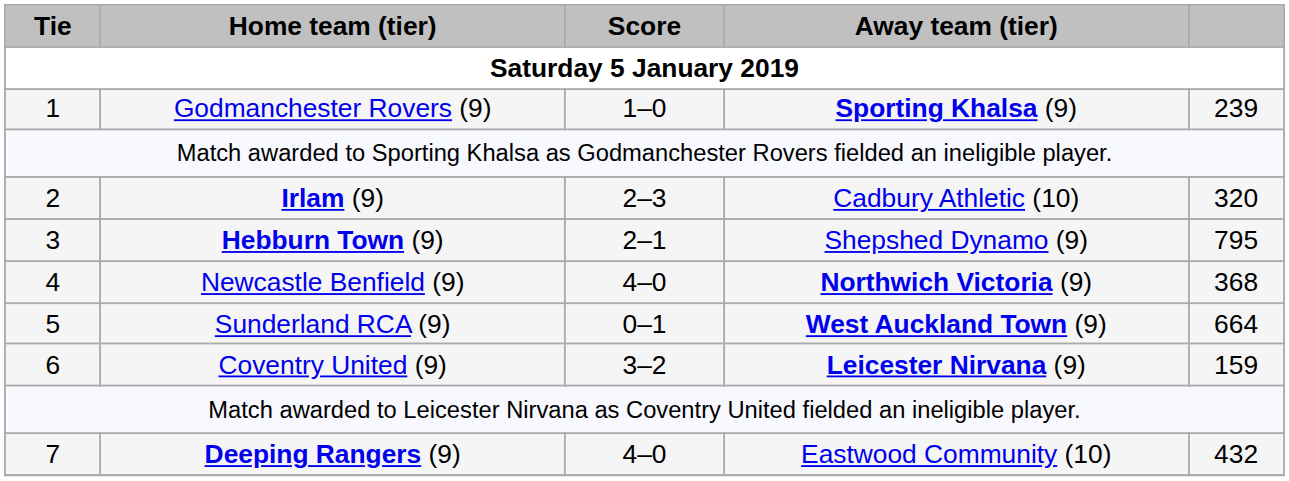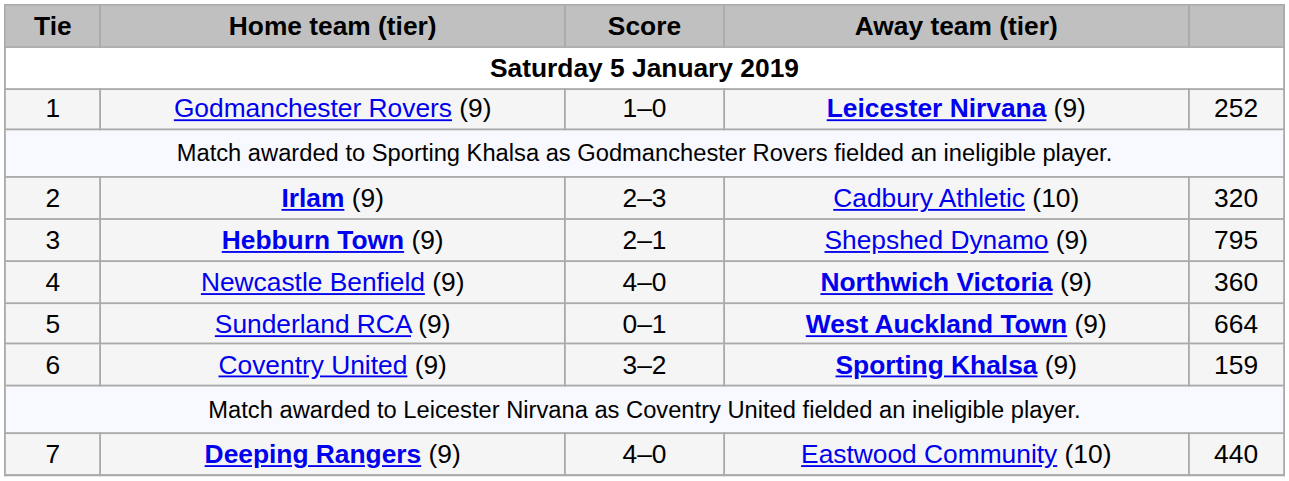(956, 109) Sporting Khalsa (9) -> (956, 109) Leicester Nirvana (9)
(1236, 109) 239 -> (1236, 109) 252
(1236, 282) 368 -> (1236, 282) 360
(956, 365) Leicester Nirvana (9) -> (956, 365) Sporting Khalsa (9)
(1236, 455) 432 -> (1236, 455) 440
